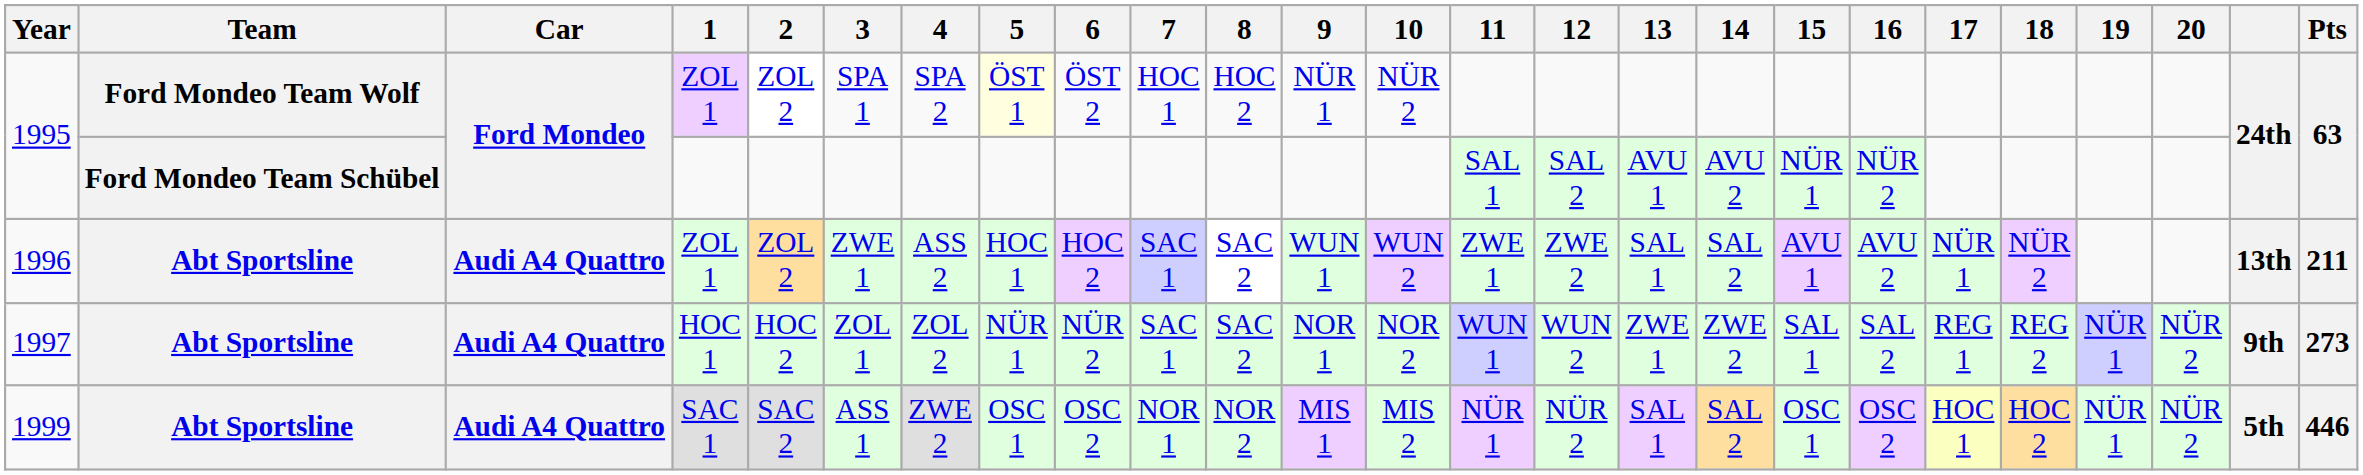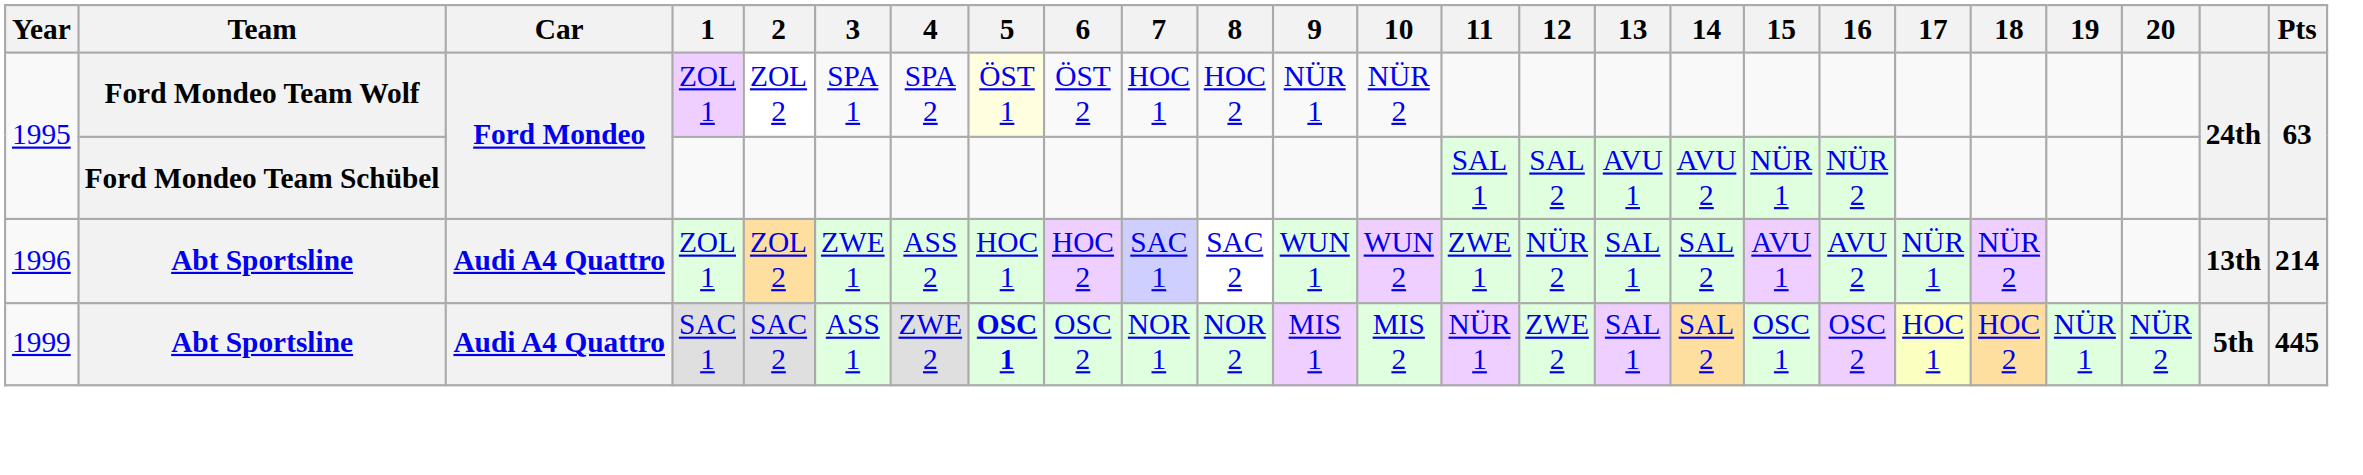(1577, 260) ZWE 2 -> (1557, 260) NÜR 2
(2327, 260) 211 -> (2297, 260) 214
- row: (41, 343)
(1017, 426) normal -> (1007, 343) bold
(1577, 426) NÜR 2 -> (1557, 343) ZWE 2
(2327, 426) 446 -> (2297, 343) 445
